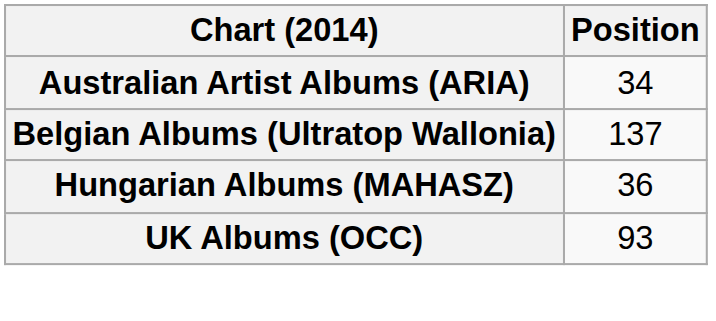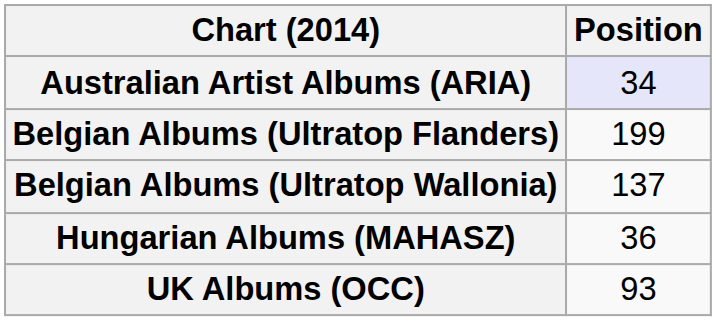(635, 82) no background -> (638, 82) lavender background
+ row: (286, 133)
